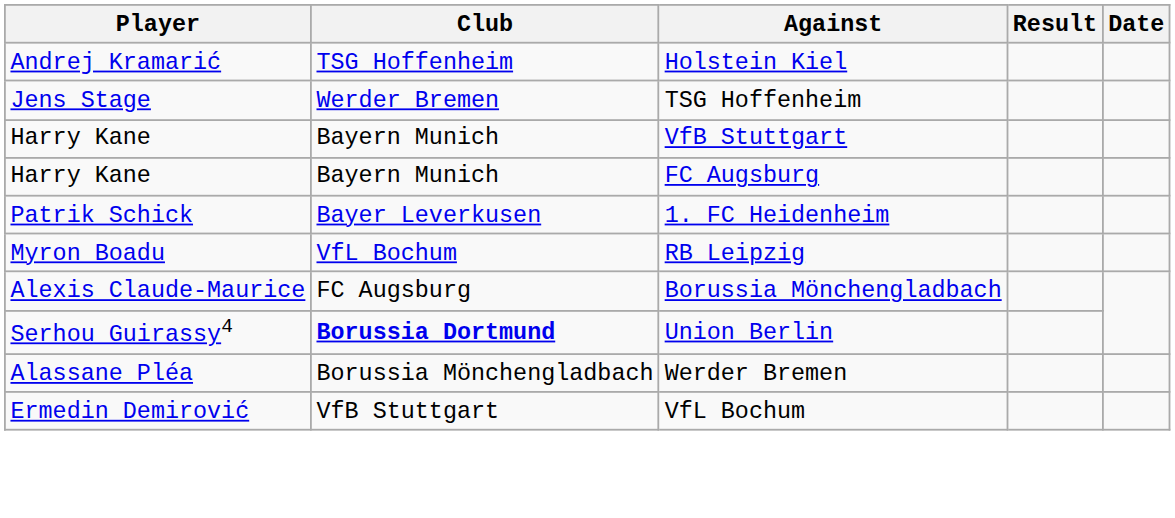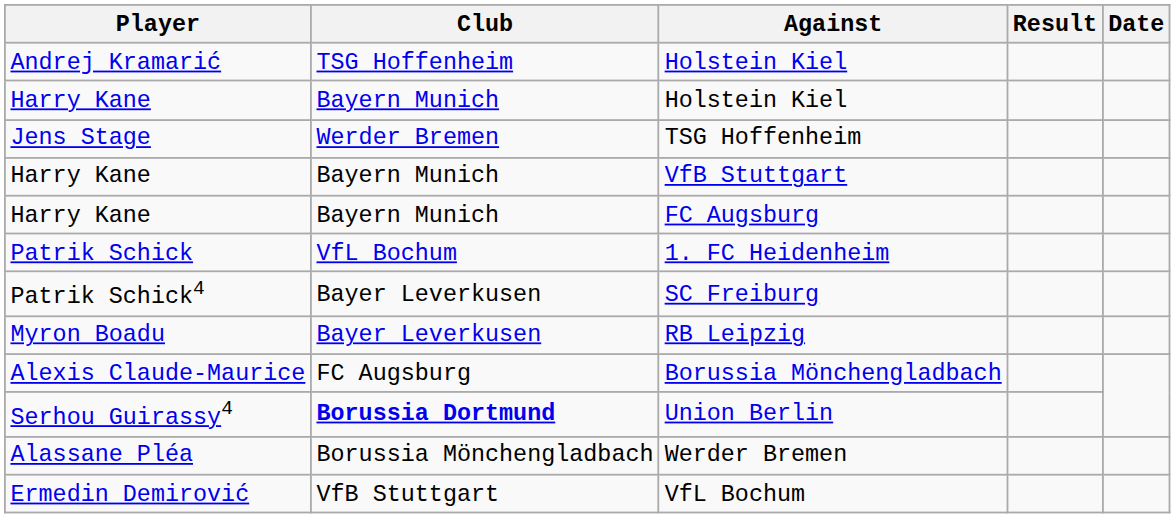+ row: (81, 100)
(429, 215) Bayer Leverkusen -> (387, 253) VfL Bochum
+ row: (108, 294)
(387, 253) VfL Bochum -> (429, 335) Bayer Leverkusen
